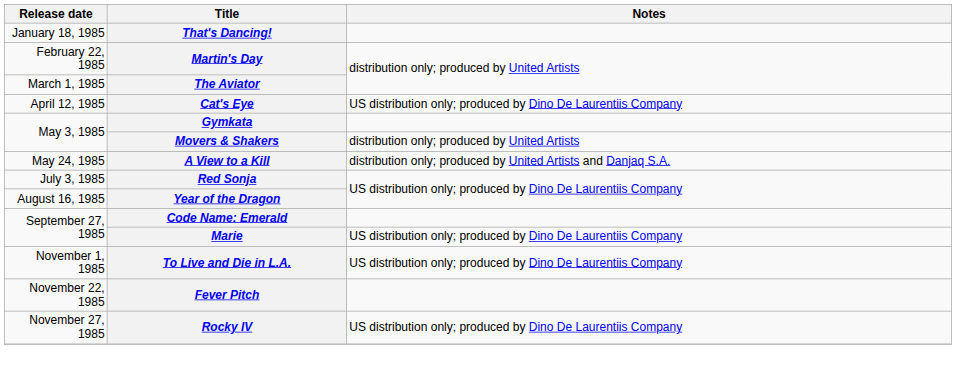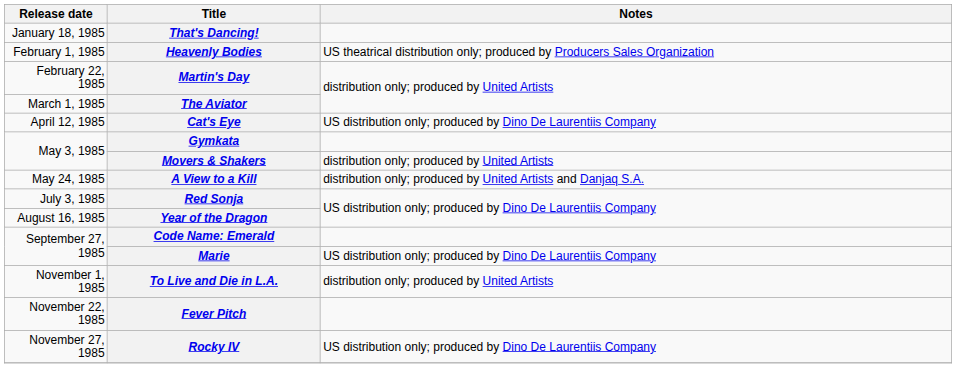+ row: (214, 52)
(516, 262) US distribution only; produced by Dino De Laurentiis Company -> (438, 281) distribution only; produced by United Artists
